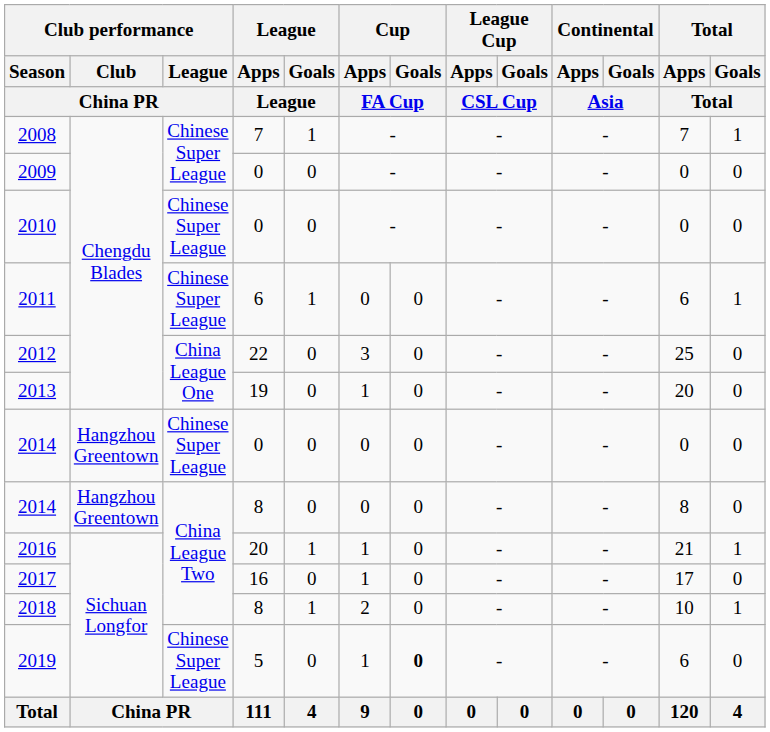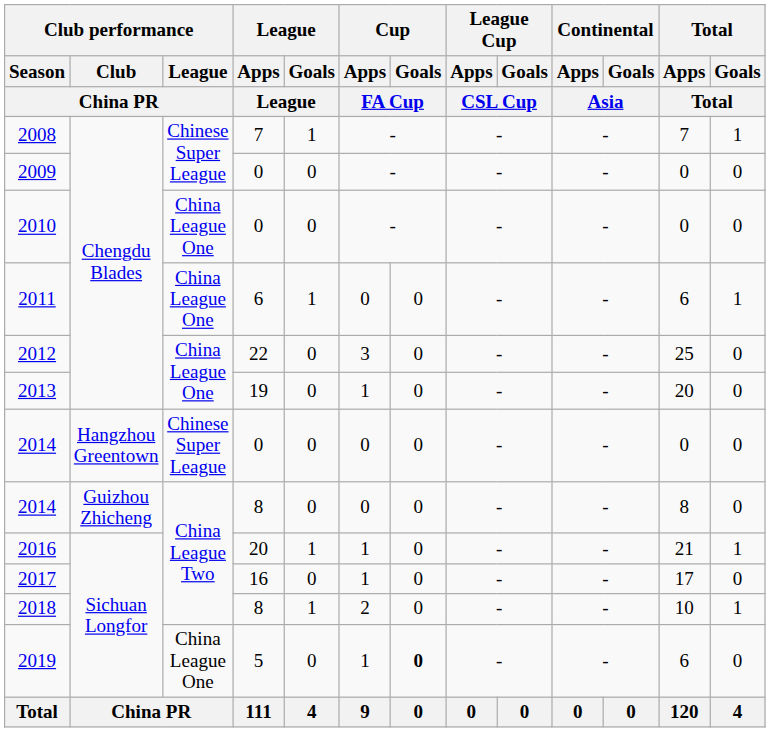(198, 226) Chinese Super League -> (198, 226) China League One
(198, 299) Chinese Super League -> (198, 299) China League One
(116, 507) Hangzhou Greentown -> (116, 507) Guizhou Zhicheng
(198, 660) Chinese Super League -> (198, 660) China League One
